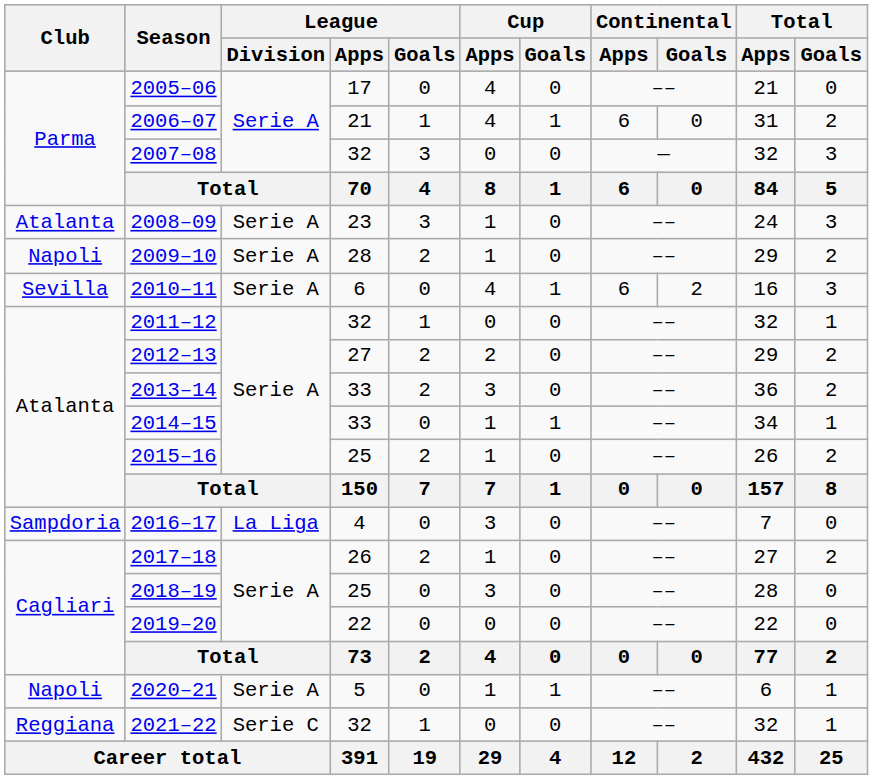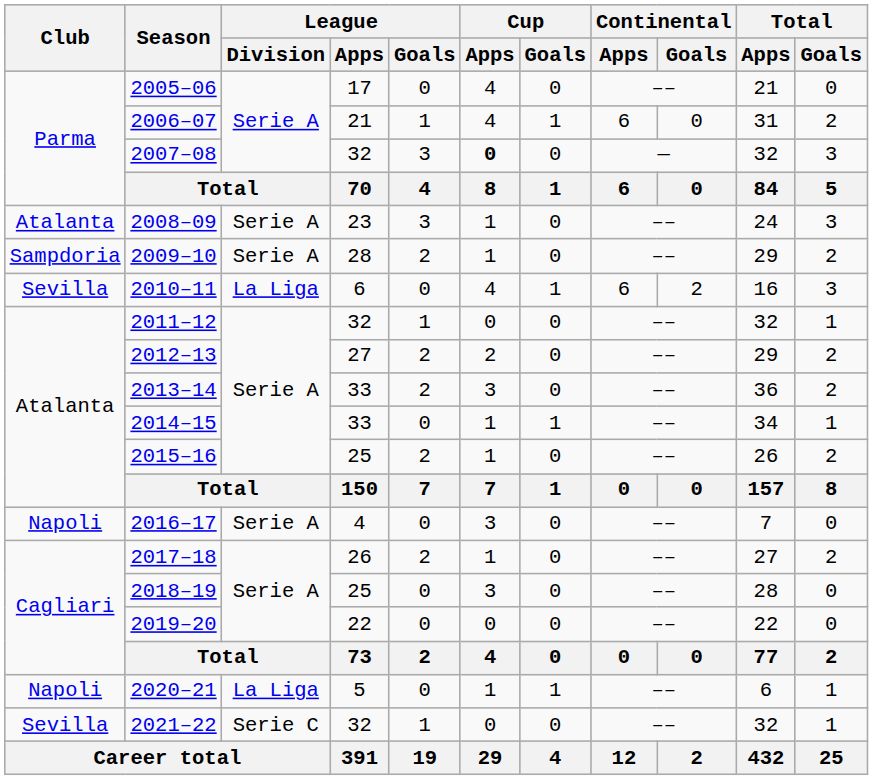(490, 155) normal -> (490, 155) bold
(65, 256) Napoli -> (65, 256) Sampdoria
(276, 289) Serie A -> (276, 289) La Liga
(65, 524) Sampdoria -> (65, 524) Napoli
(276, 524) La Liga -> (276, 524) Serie A
(276, 691) Serie A -> (276, 691) La Liga
(65, 725) Reggiana -> (65, 725) Sevilla
